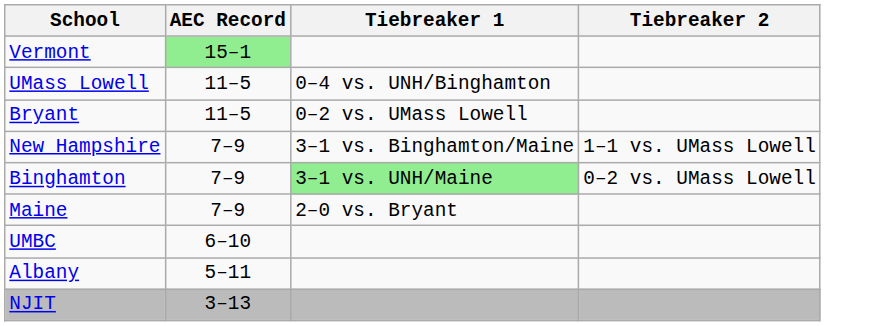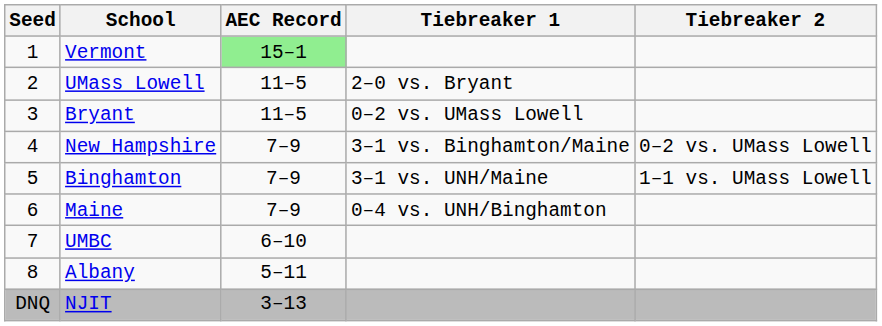+ column: (33, 21)
(423, 84) 0–4 vs. UNH/Binghamton -> (432, 84) 2–0 vs. Bryant
(700, 147) 1–1 vs. UMass Lowell -> (755, 147) 0–2 vs. UMass Lowell
(394, 178) lightgreen background -> (450, 178) no background
(700, 178) 0–2 vs. UMass Lowell -> (755, 178) 1–1 vs. UMass Lowell
(377, 210) 2–0 vs. Bryant -> (479, 210) 0–4 vs. UNH/Binghamton
